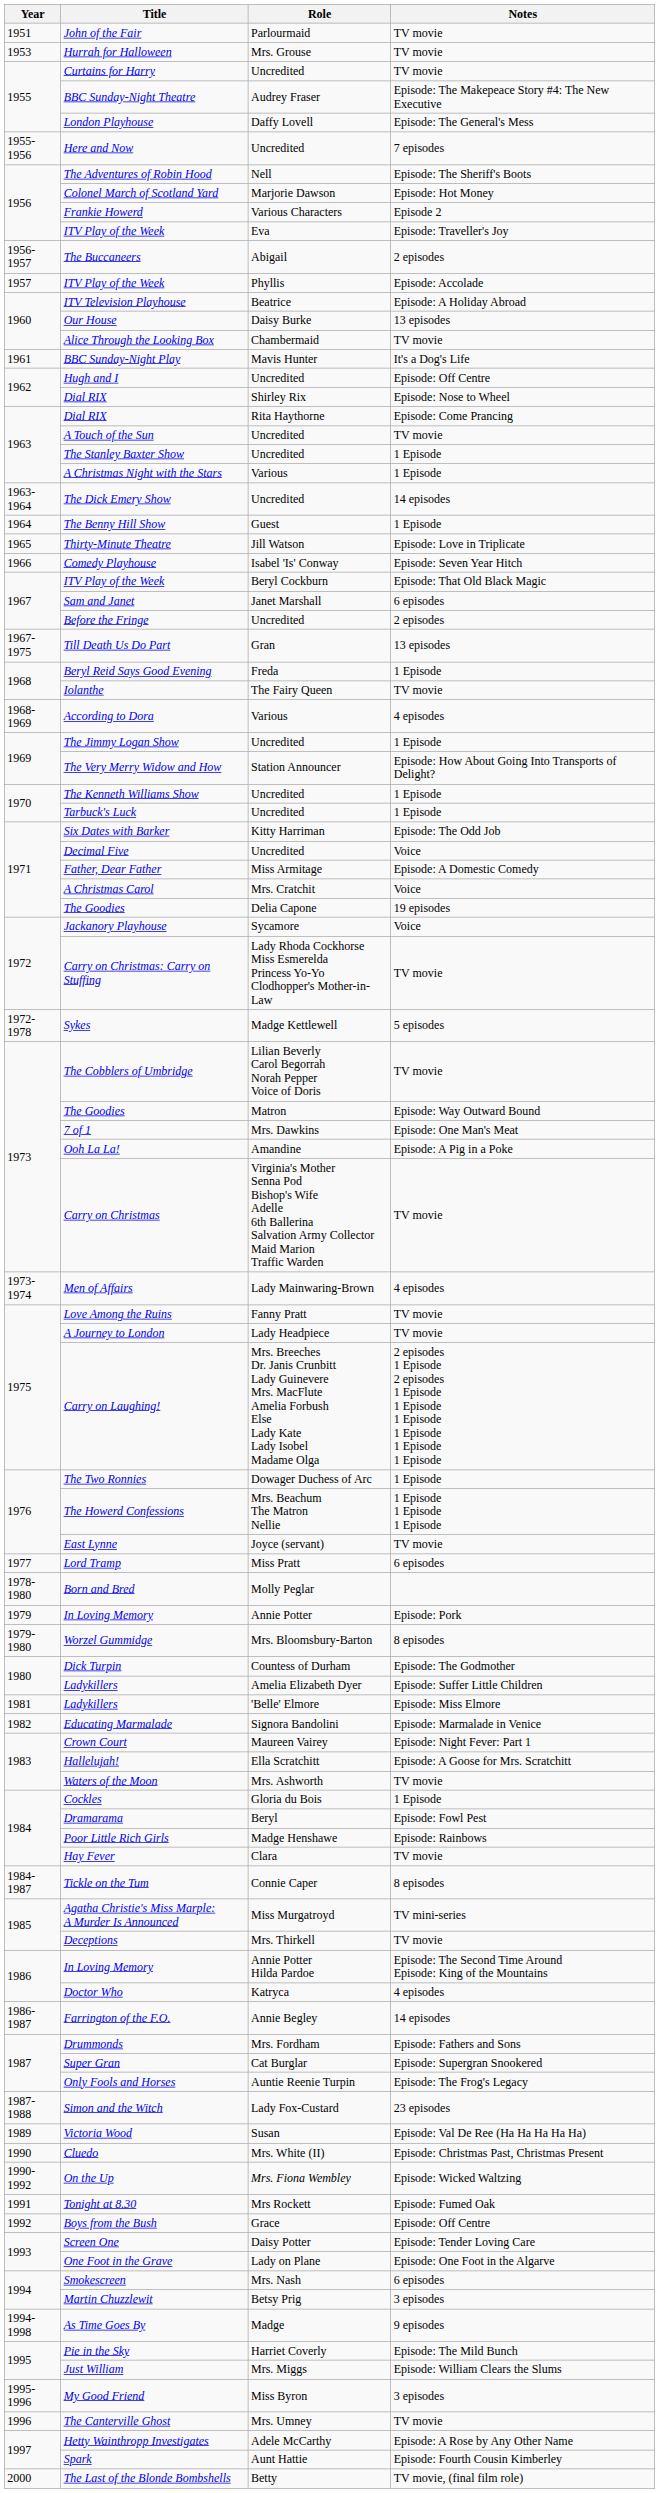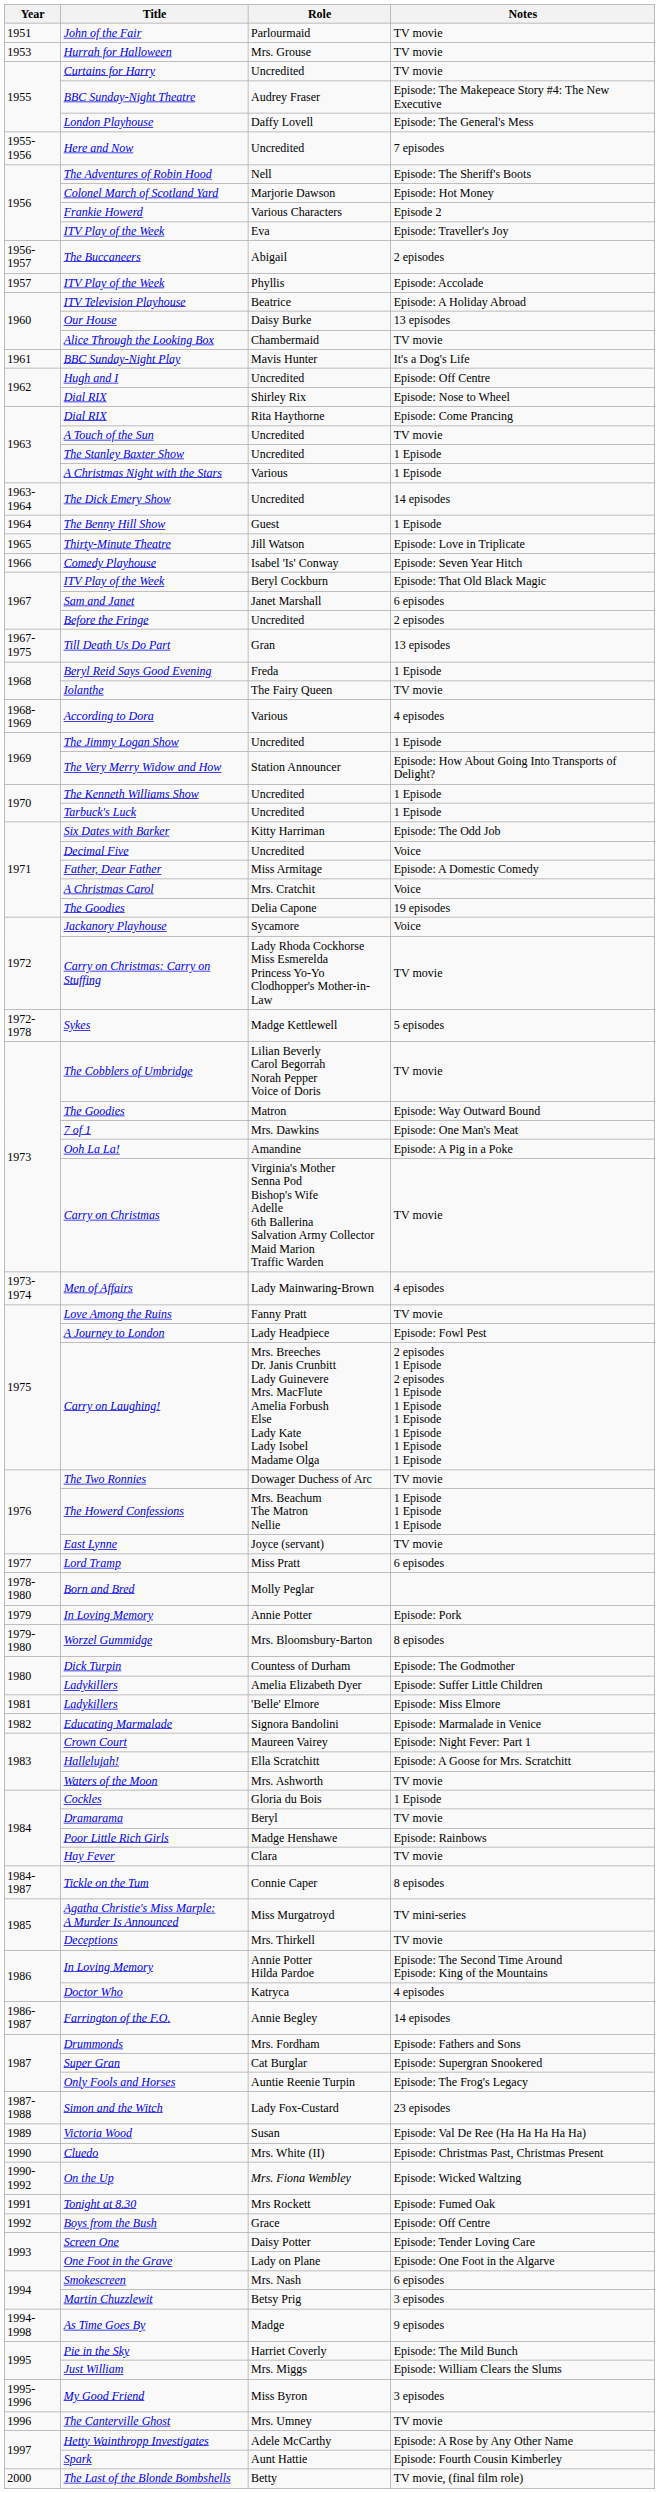(418, 1333) TV movie -> (440, 1333) Episode: Fowl Pest
(418, 1479) 1 Episode -> (418, 1479) TV movie
(440, 1818) Episode: Fowl Pest -> (418, 1818) TV movie
